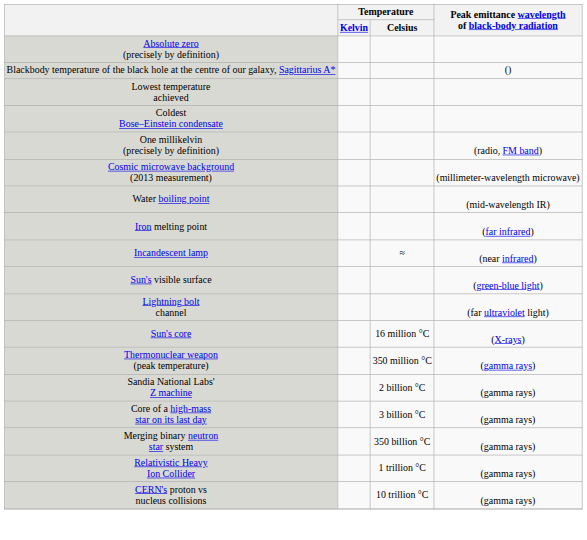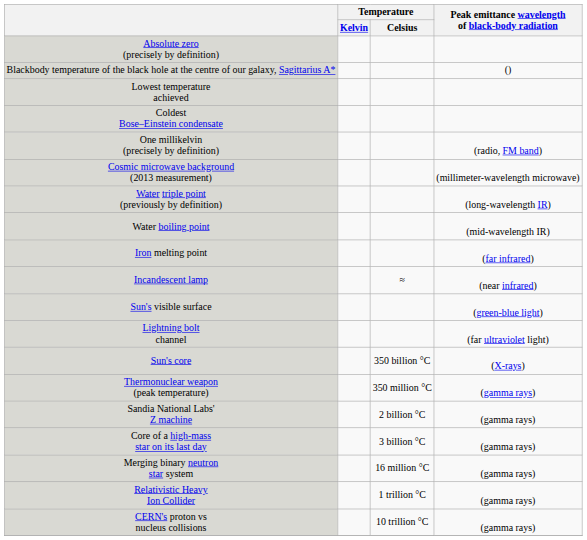+ row: (171, 199)
(402, 334) 16 million °C -> (402, 360) 350 billion °C
(402, 441) 350 billion °C -> (402, 468) 16 million °C
